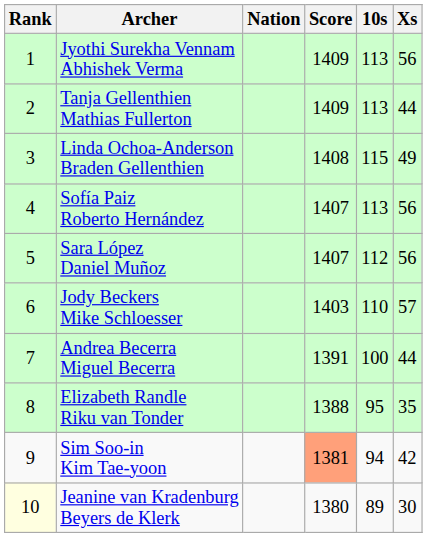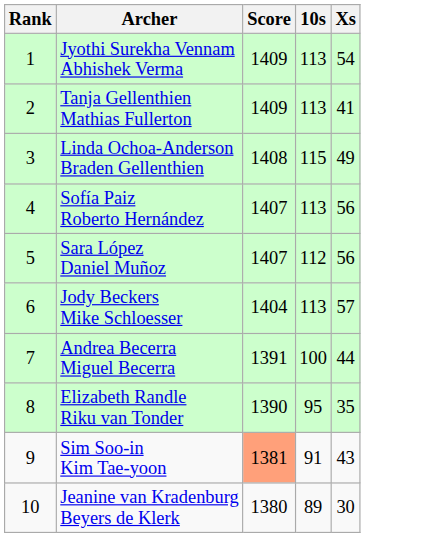- column: (274, 19)
(407, 58) 56 -> (346, 58) 54
(407, 108) 44 -> (346, 108) 41
(331, 308) 1403 -> (269, 308) 1404
(375, 308) 110 -> (313, 308) 113
(331, 407) 1388 -> (269, 407) 1390
(375, 457) 94 -> (313, 457) 91
(407, 457) 42 -> (346, 457) 43
(30, 507) lightyellow background -> (30, 507) no background
